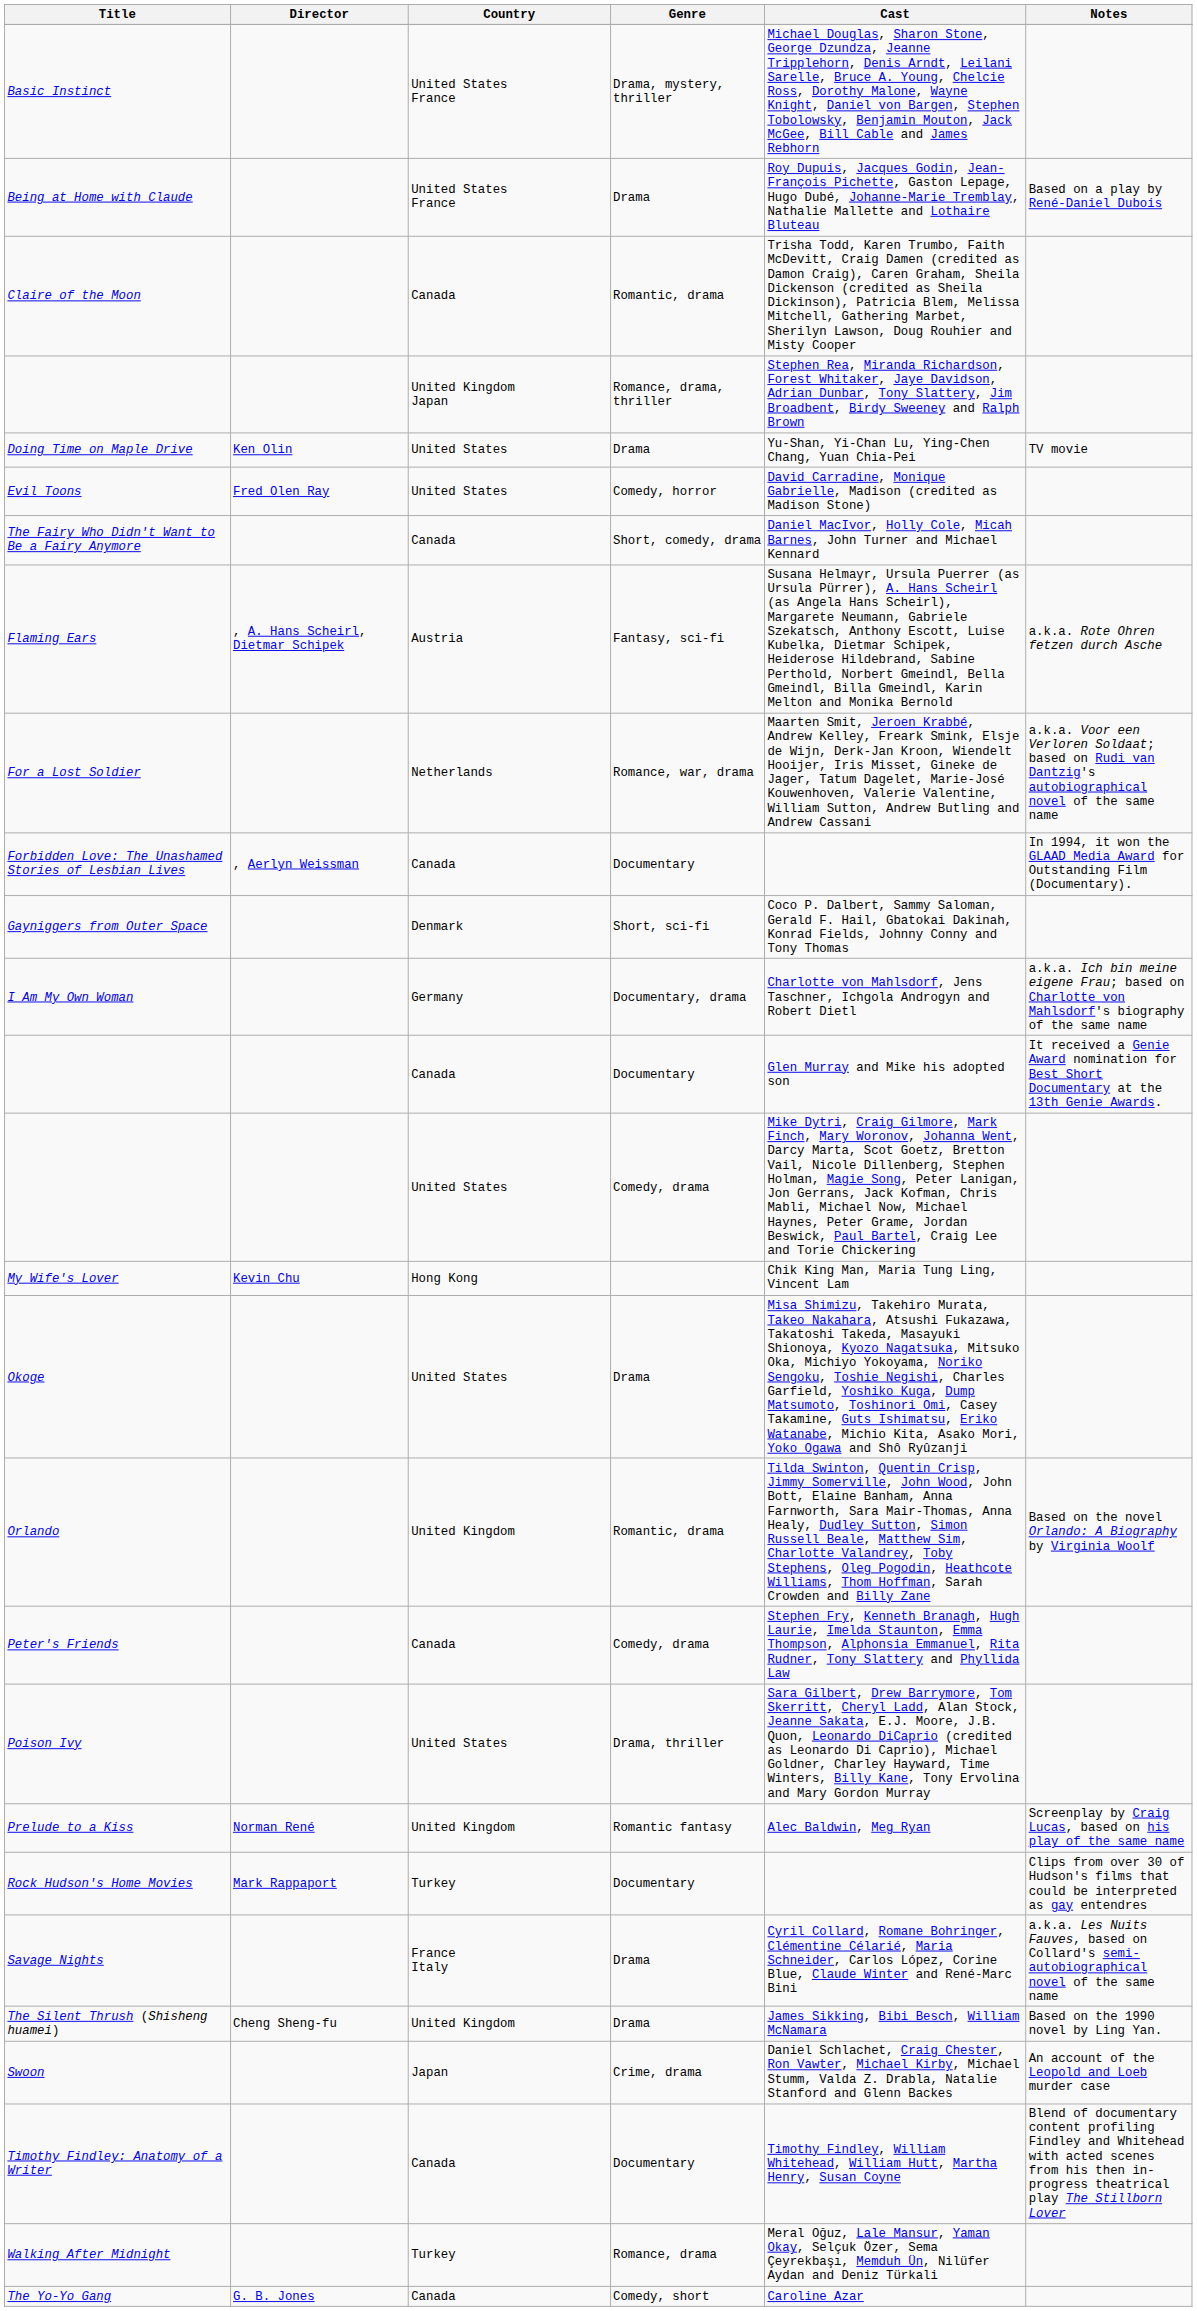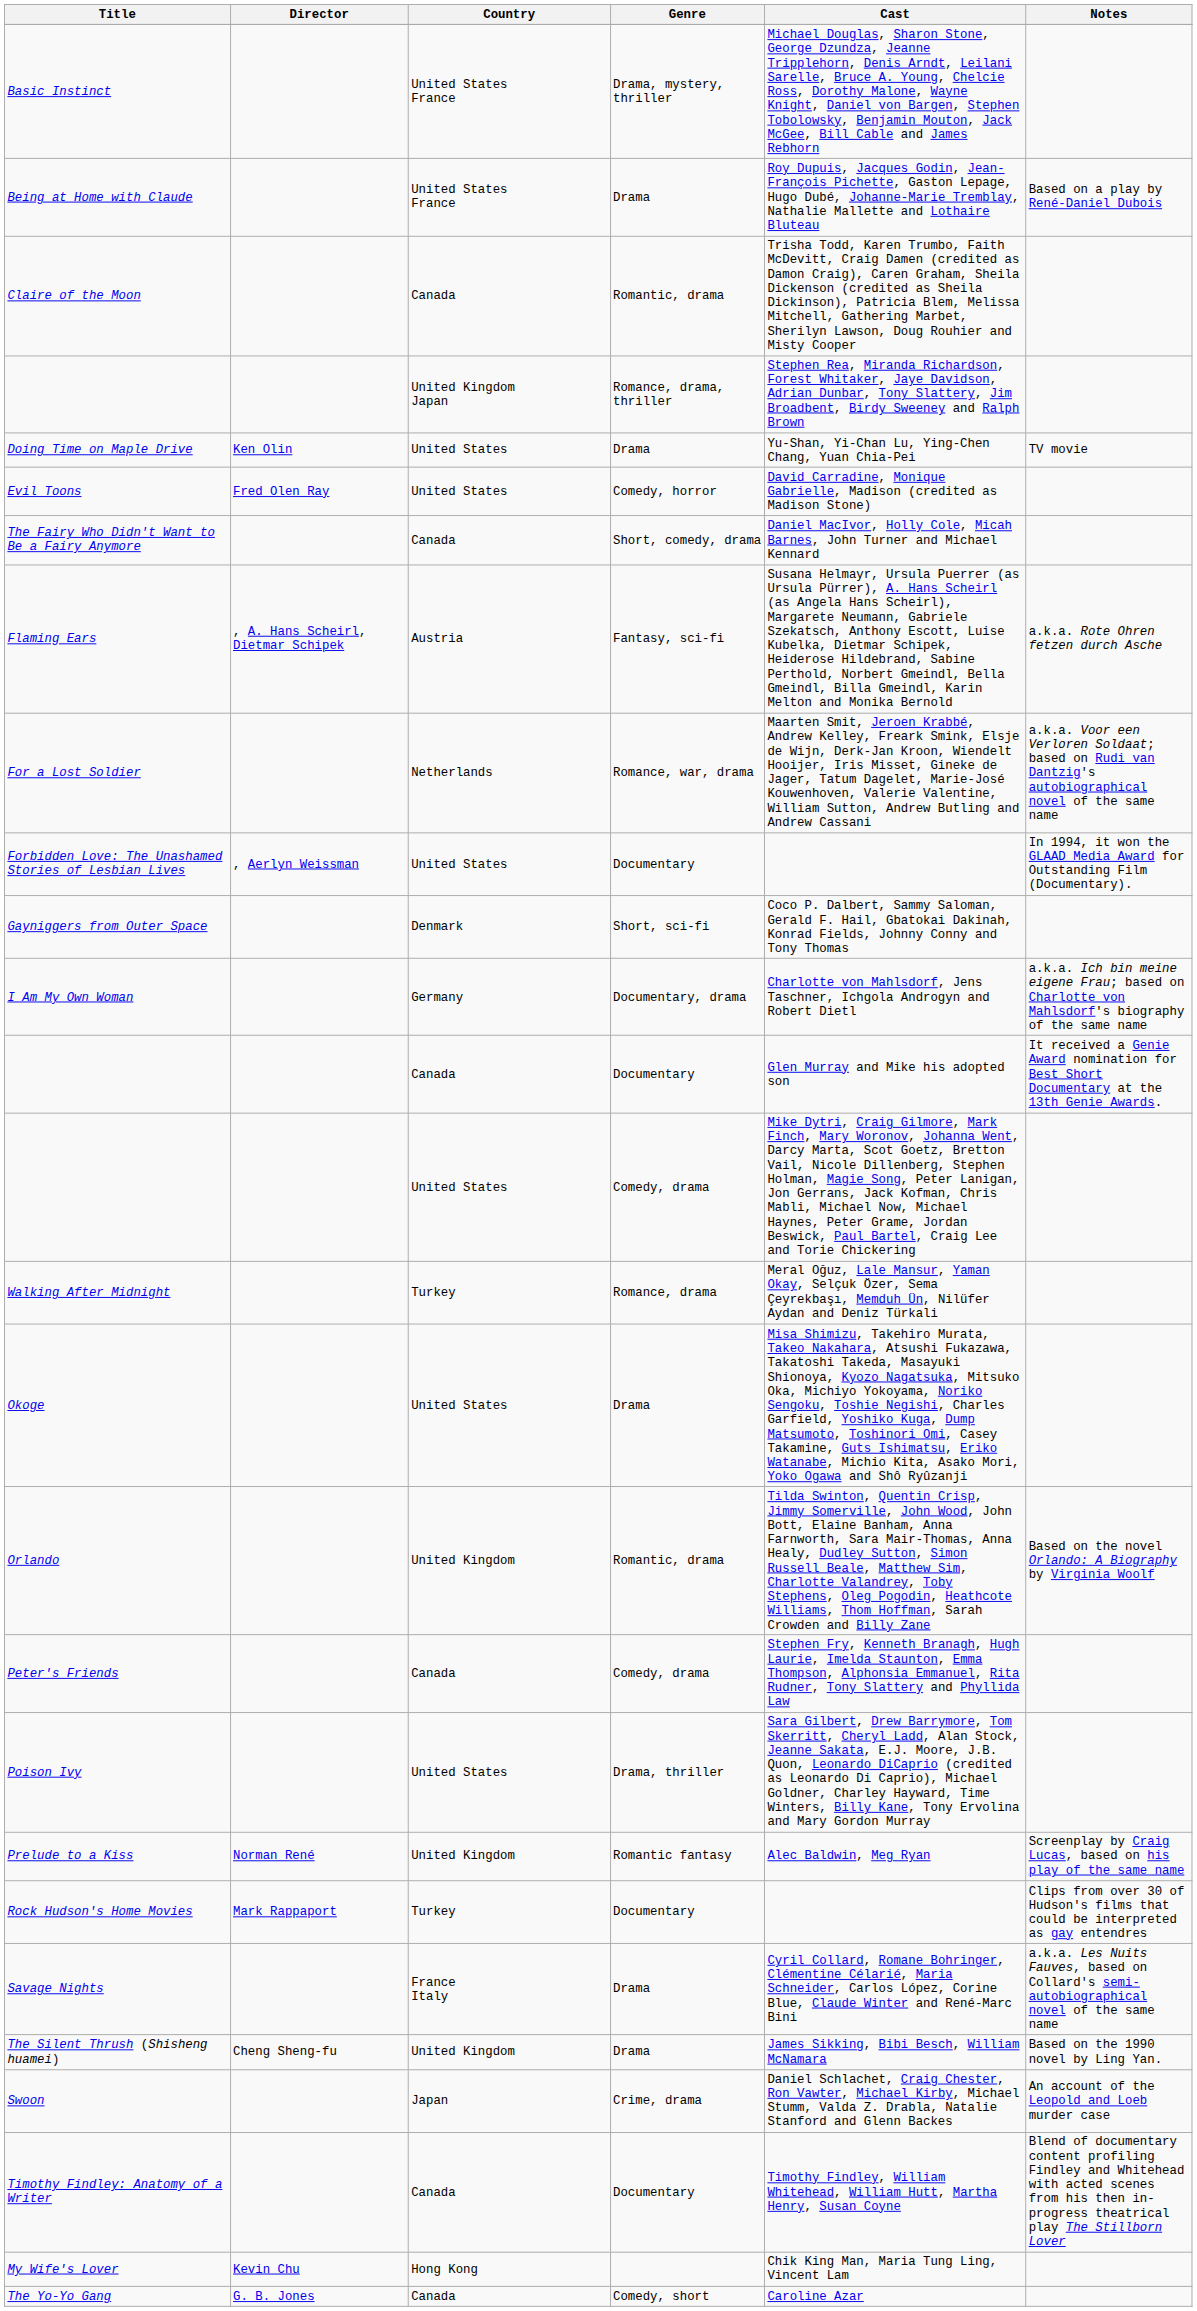(433, 864) Canada -> (459, 864) United States
rows swapped: (63, 1278) <-> (89, 2255)
